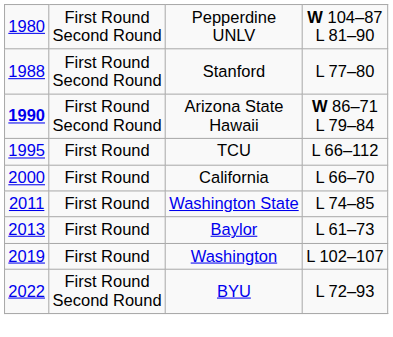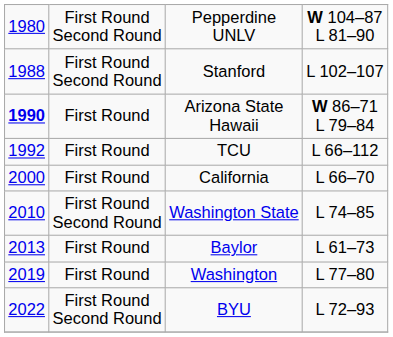(345, 71) L 77–80 -> (345, 71) L 102–107
(107, 116) First Round Second Round -> (107, 116) First Round
(27, 151) 1995 -> (27, 151) 1992
(27, 203) 2011 -> (27, 213) 2010
(107, 203) First Round -> (107, 213) First Round Second Round
(345, 256) L 102–107 -> (345, 274) L 77–80
